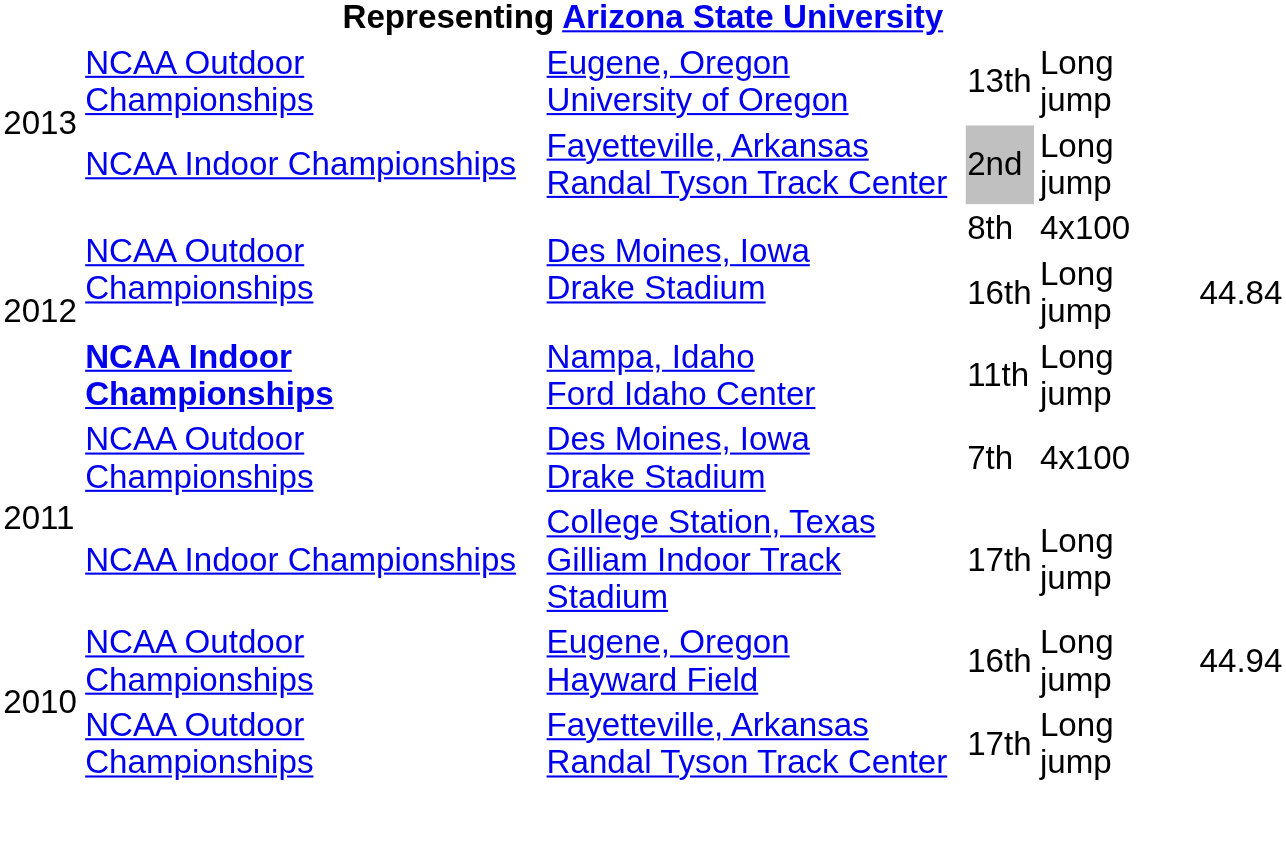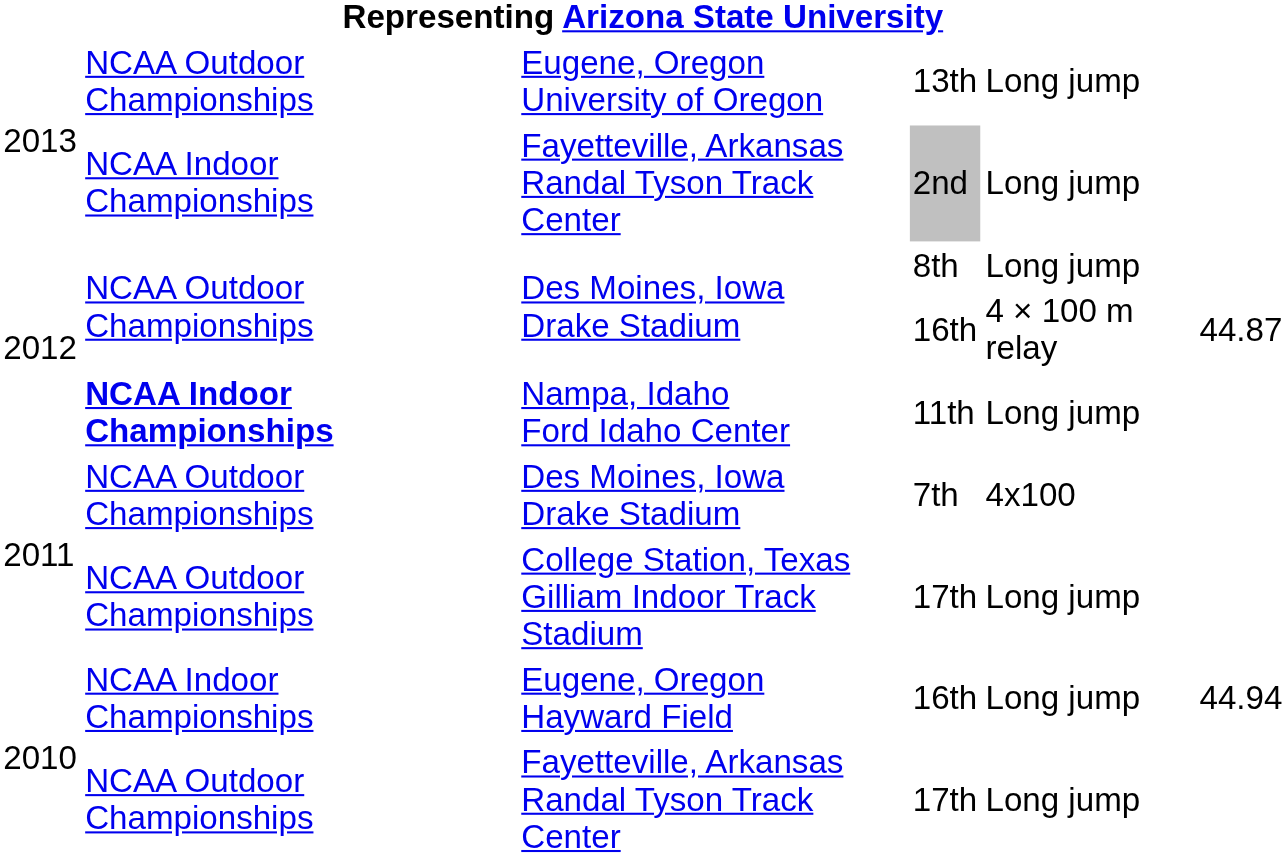(1085, 228) 4x100 -> (1063, 265) Long jump
(1077, 292) Long jump -> (1060, 329) 4 × 100 m relay
(1241, 292) 44.84 -> (1241, 329) 44.87
(301, 559) NCAA Indoor Championships -> (199, 596) NCAA Outdoor Championships
(199, 661) NCAA Outdoor Championships -> (199, 698) NCAA Indoor Championships
